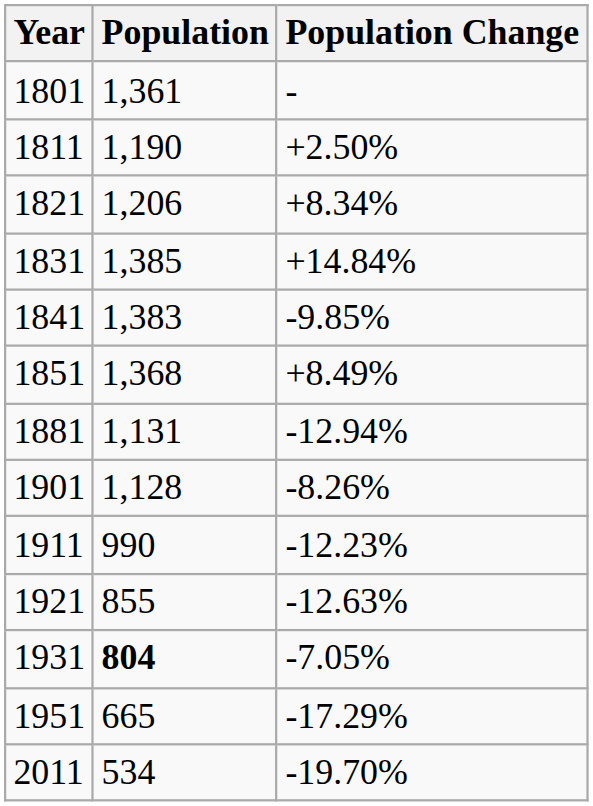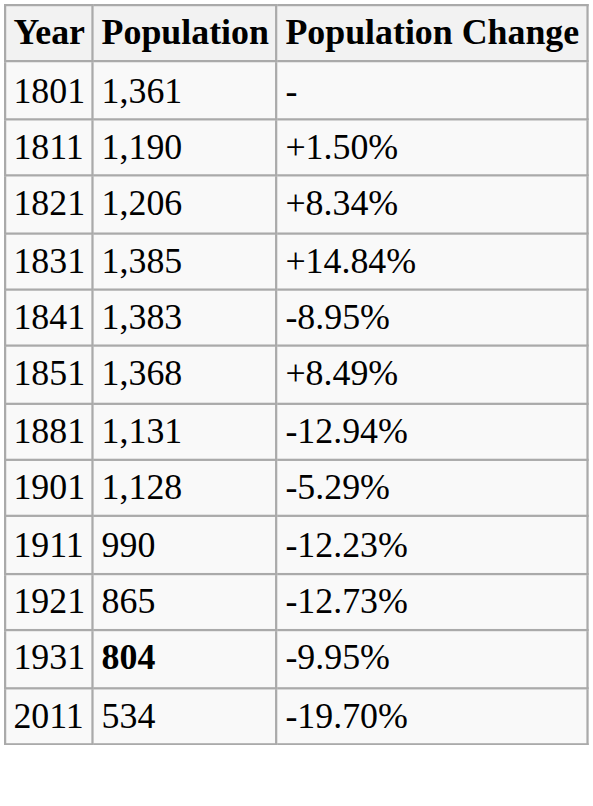(342, 146) +2.50% -> (342, 146) +1.50%
(338, 317) -9.85% -> (338, 317) -8.95%
(338, 487) -8.26% -> (338, 487) -5.29%
(128, 601) 855 -> (128, 601) 865
(347, 601) -12.63% -> (347, 601) -12.73%
(338, 658) -7.05% -> (338, 658) -9.95%
- row: (49, 714)
